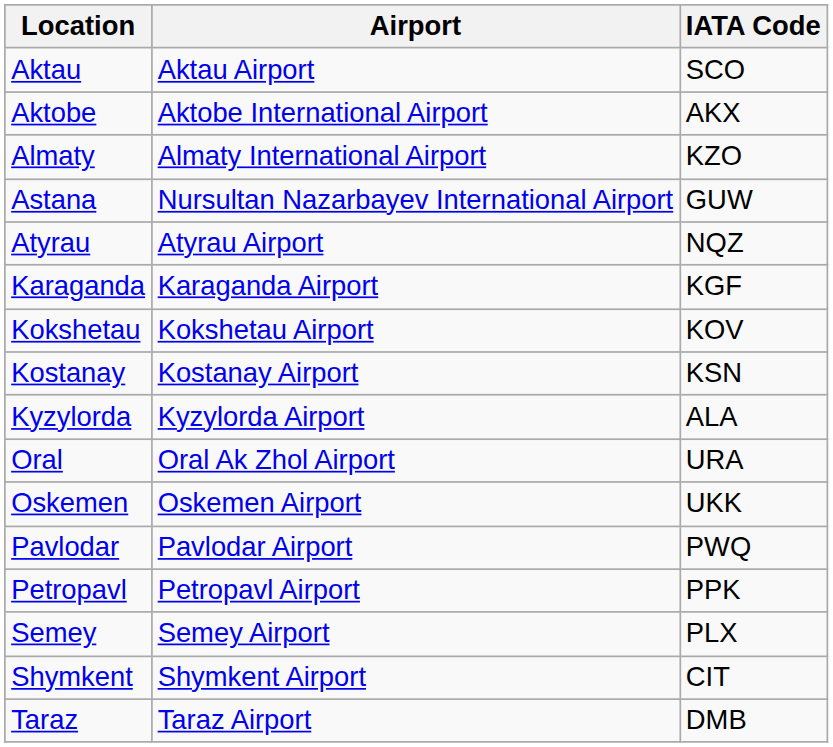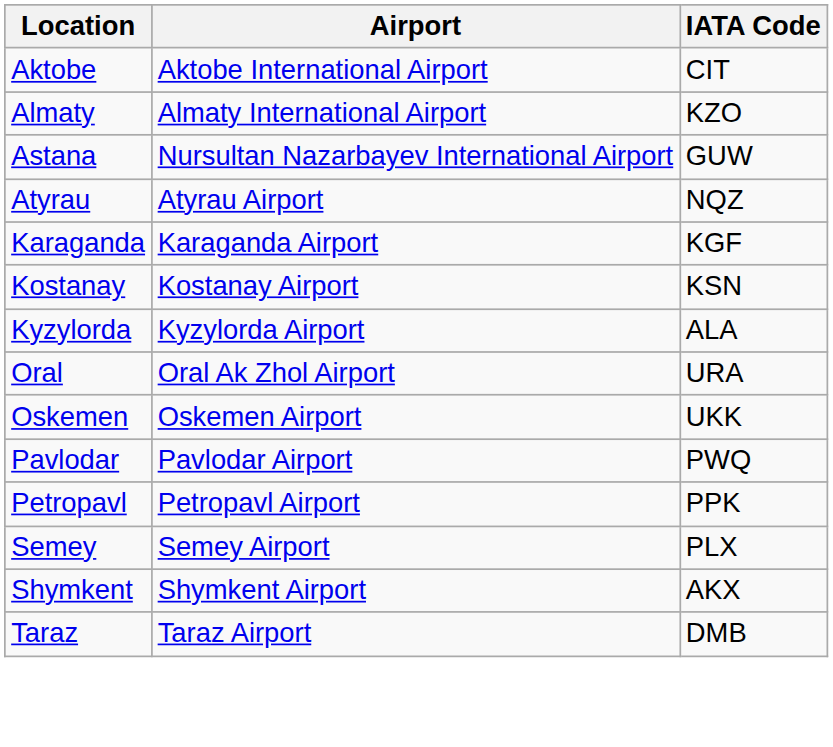- row: (46, 69)
(713, 112) AKX -> (708, 69) CIT
- row: (76, 329)
(708, 677) CIT -> (713, 590) AKX
